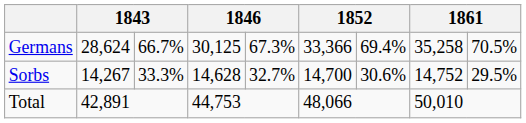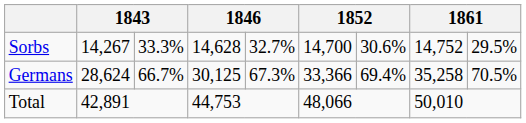rows swapped: (41, 46) <-> (29, 74)
